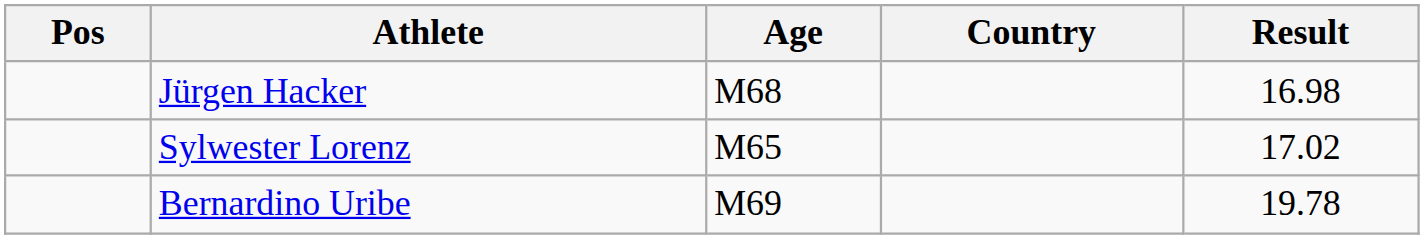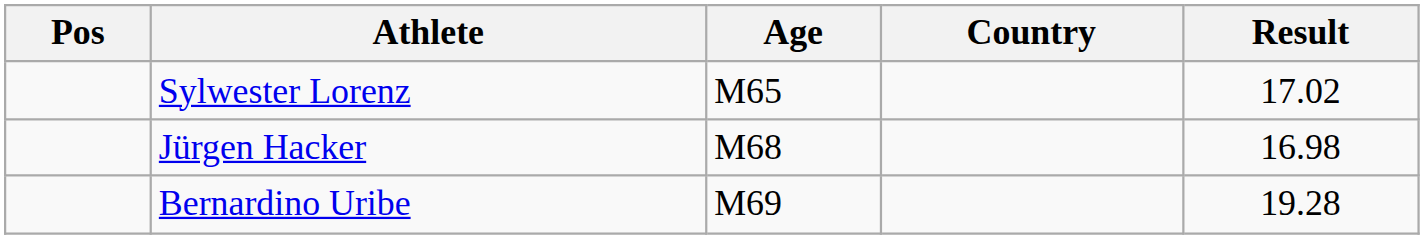rows swapped: (263, 89) <-> (285, 146)
(1300, 203) 19.78 -> (1300, 203) 19.28
